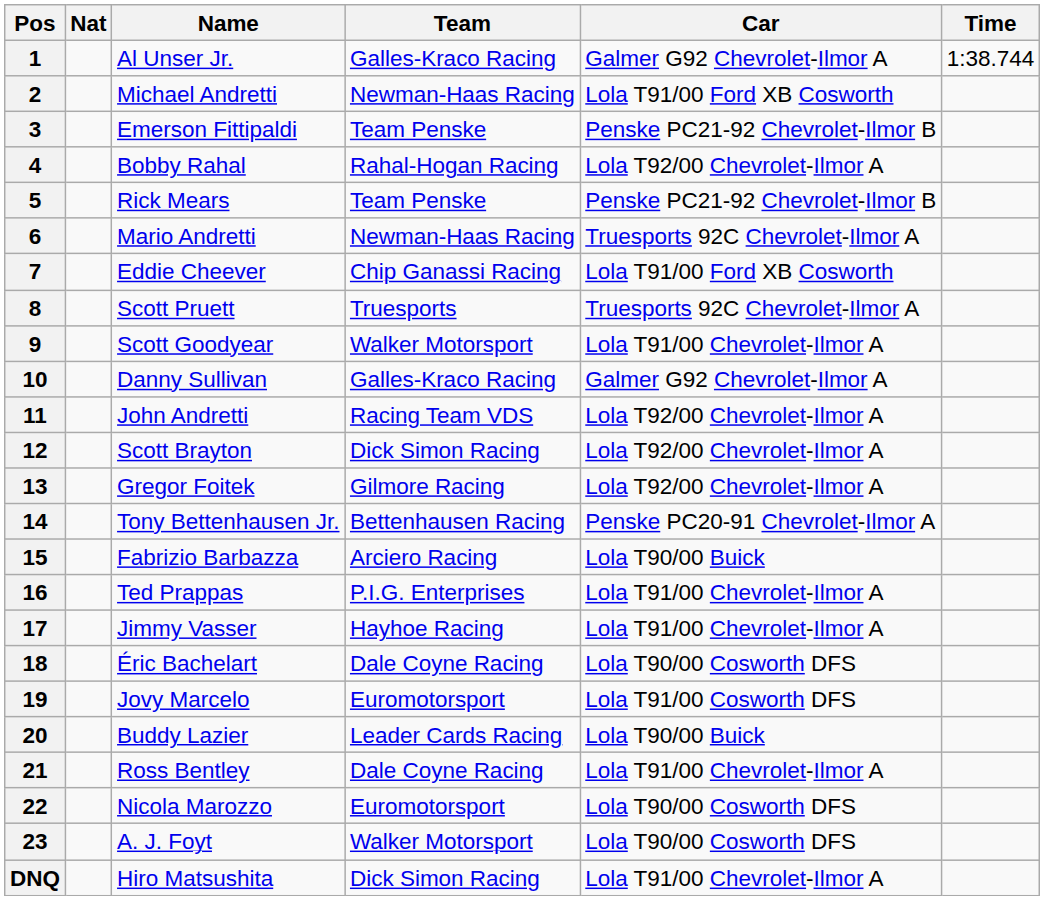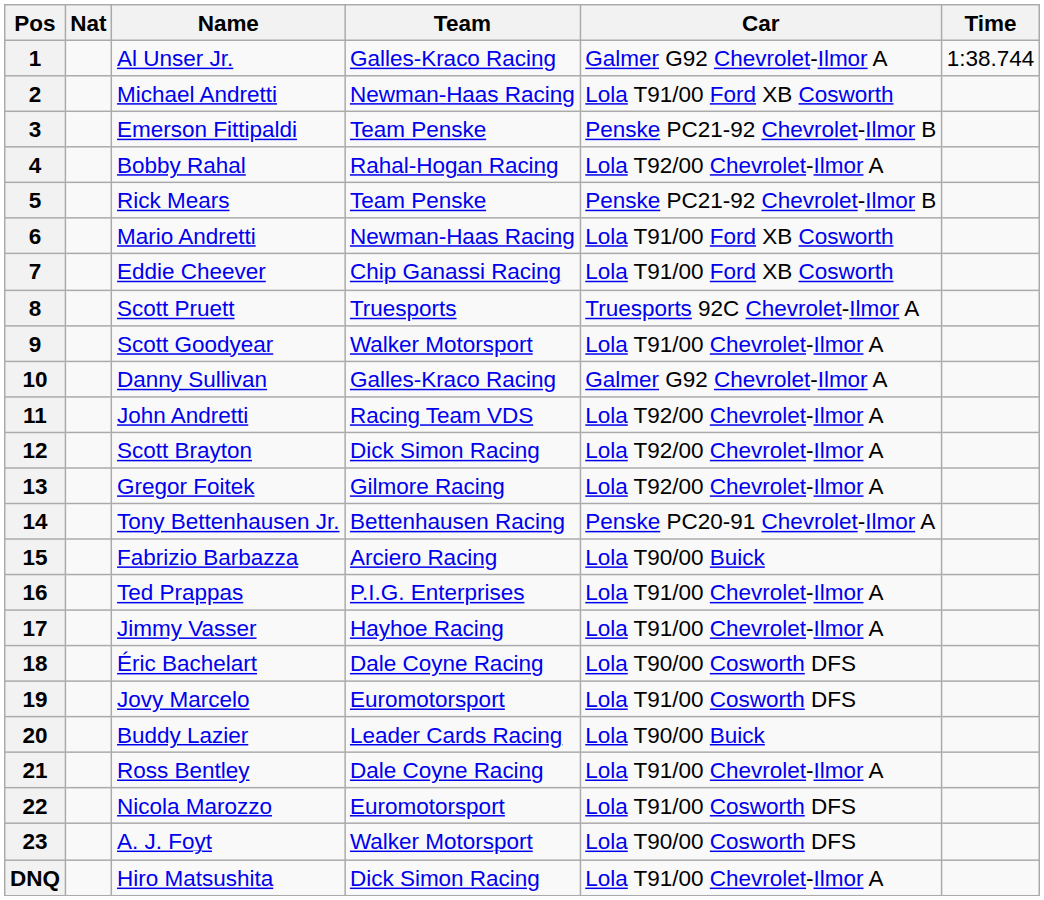(752, 236) Truesports 92C Chevrolet-Ilmor A -> (739, 236) Lola T91/00 Ford XB Cosworth
(721, 806) Lola T90/00 Cosworth DFS -> (721, 806) Lola T91/00 Cosworth DFS
